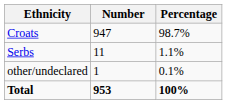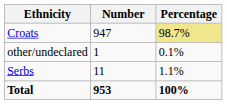(174, 33) no background -> (174, 33) khaki background
rows swapped: (20, 52) <-> (47, 71)
